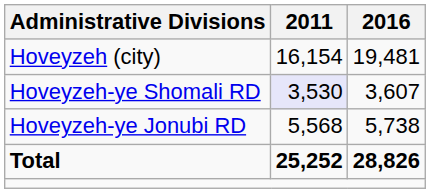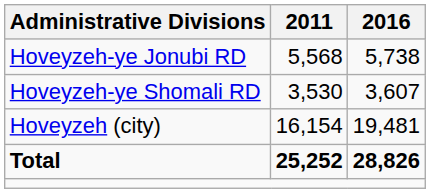rows swapped: (128, 126) <-> (85, 56)
(315, 91) lavender background -> (315, 91) no background
